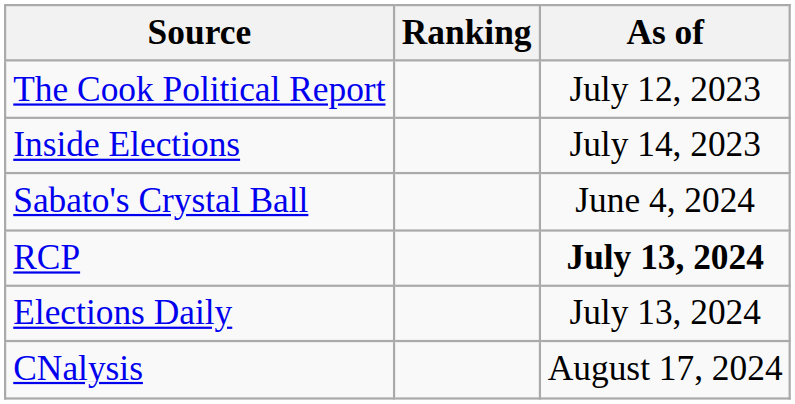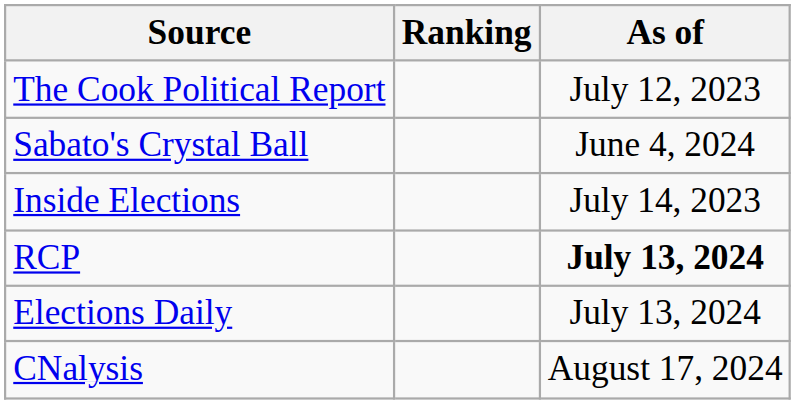rows swapped: (127, 144) <-> (161, 200)
